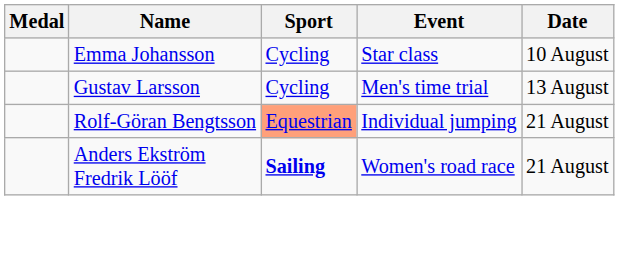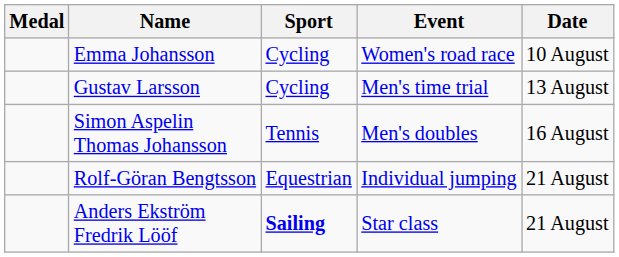(400, 54) Star class -> (438, 54) Women's road race
+ row: (150, 133)
(309, 121) lightsalmon background -> (309, 178) no background
(438, 166) Women's road race -> (400, 223) Star class
